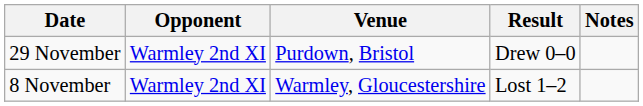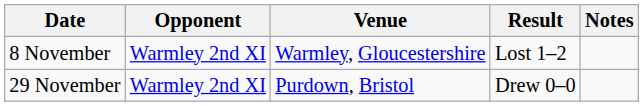rows swapped: (60, 85) <-> (65, 52)
